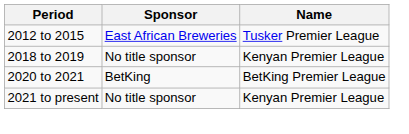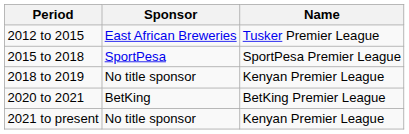+ row: (46, 56)
